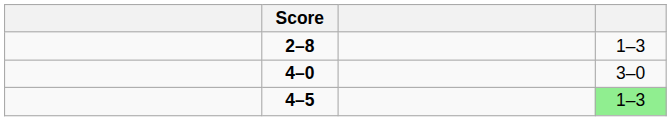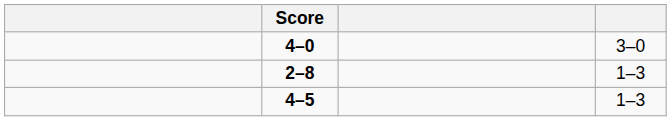rows swapped: (300, 73) <-> (300, 45)
(631, 101) lightgreen background -> (631, 101) no background
